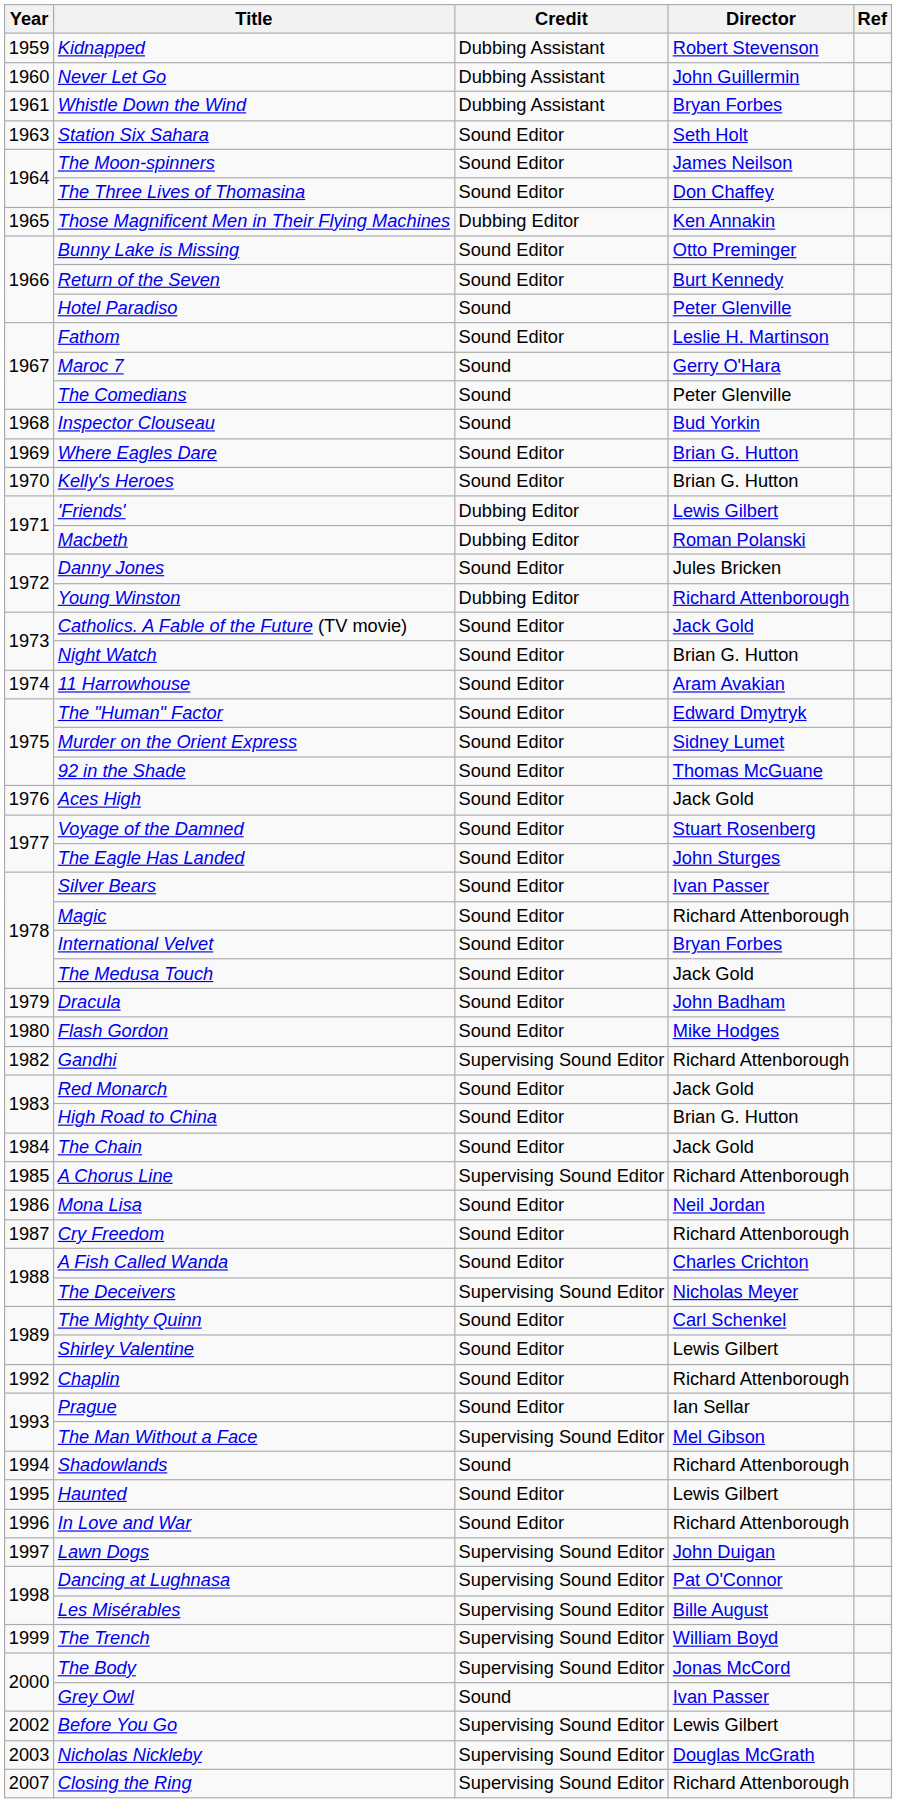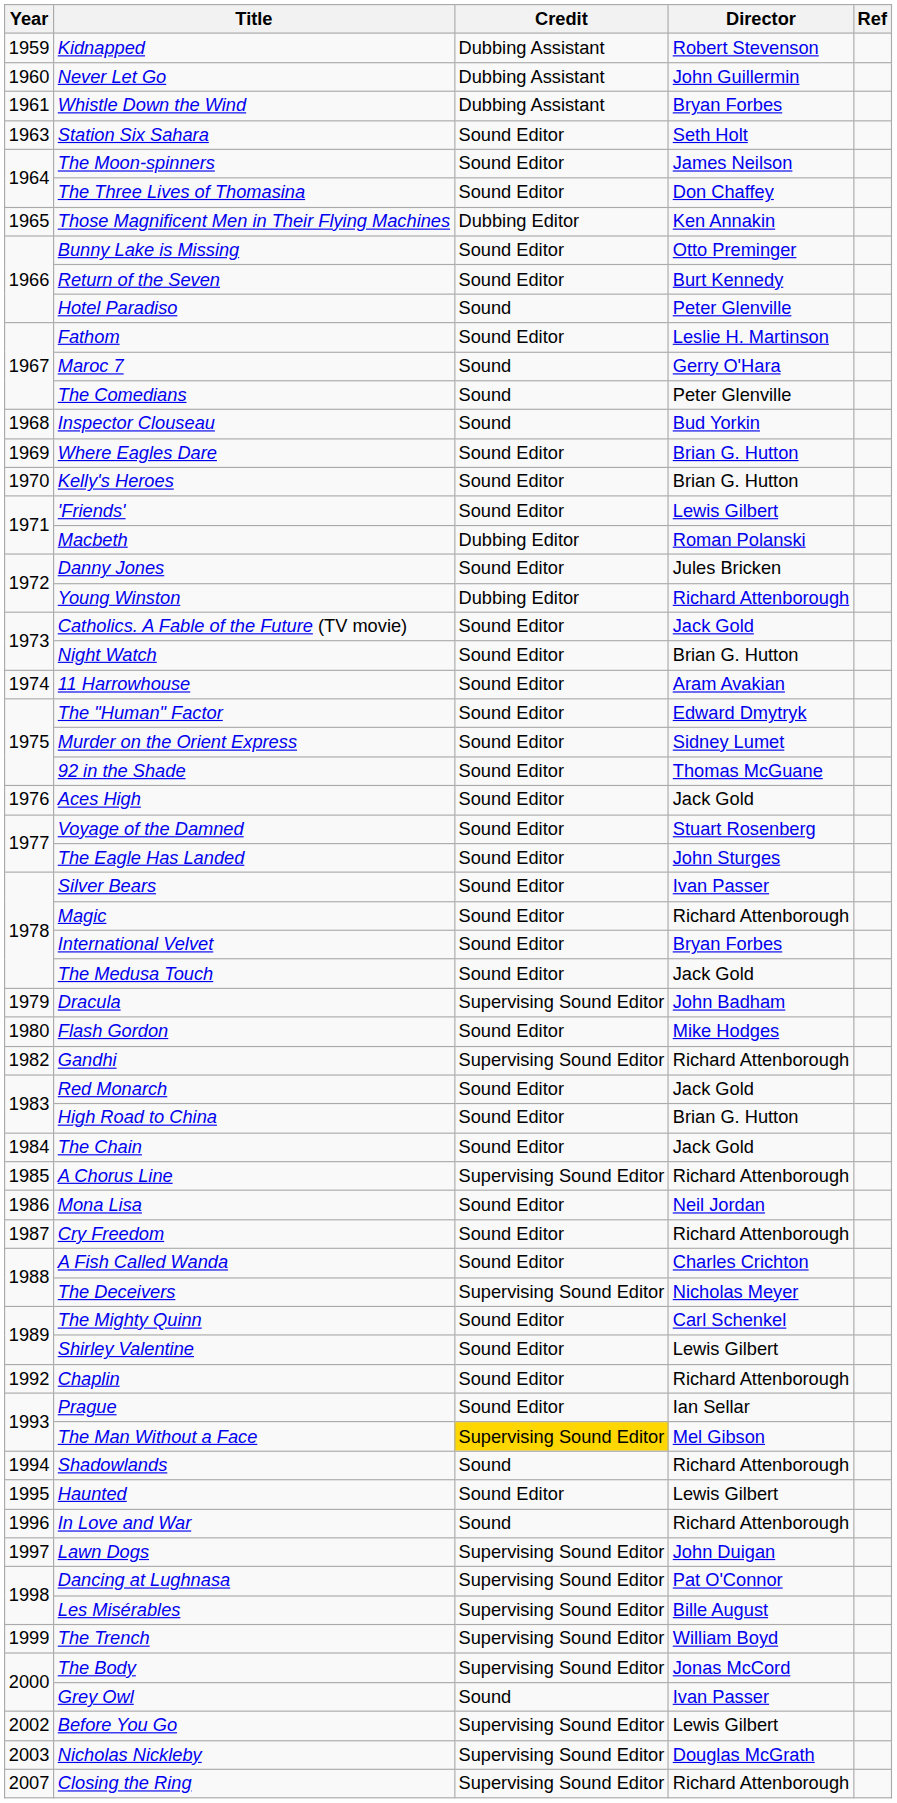(519, 510) Dubbing Editor -> (511, 510) Sound Editor
(511, 1002) Sound Editor -> (561, 1002) Supervising Sound Editor
(561, 1436) no background -> (561, 1436) gold background
(511, 1523) Sound Editor -> (485, 1523) Sound
